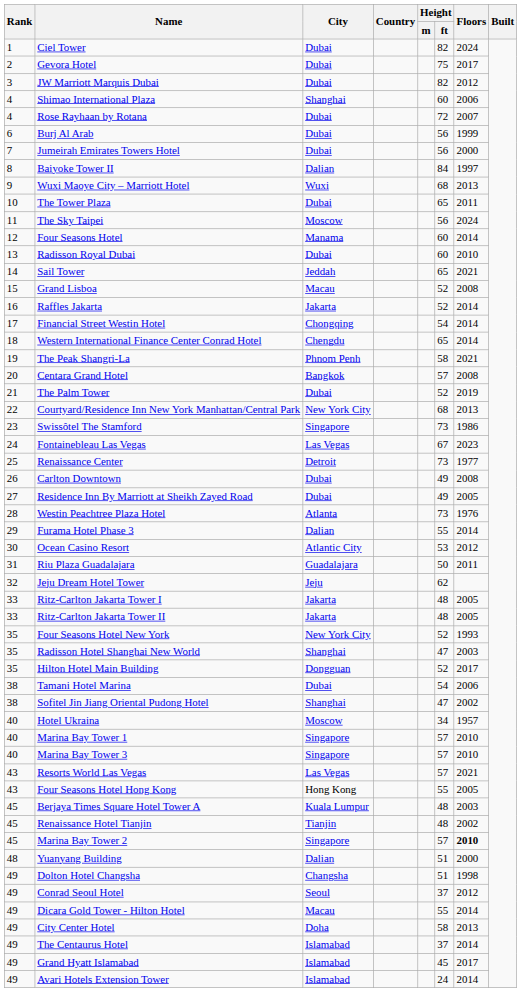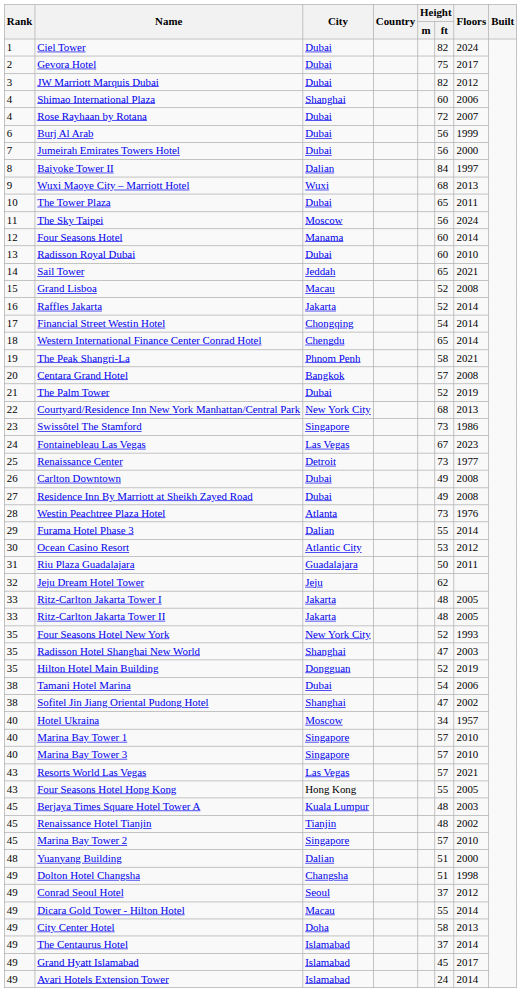(467, 496) 2005 -> (467, 496) 2008
(467, 668) 2017 -> (467, 668) 2019
(467, 841) bold -> (467, 841) normal
